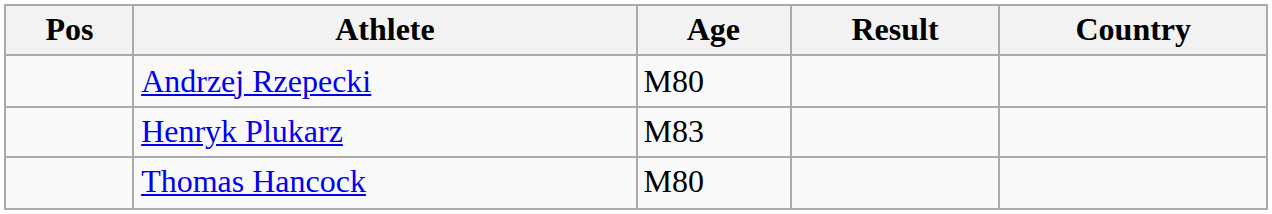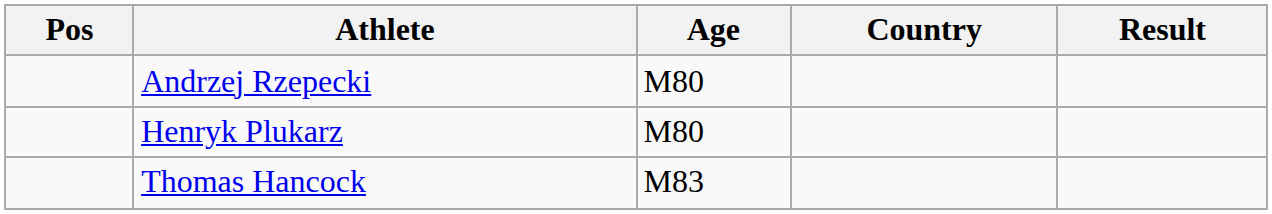columns swapped: (1133, 29) <-> (895, 29)
(674, 131) M83 -> (674, 131) M80
(674, 182) M80 -> (674, 182) M83
